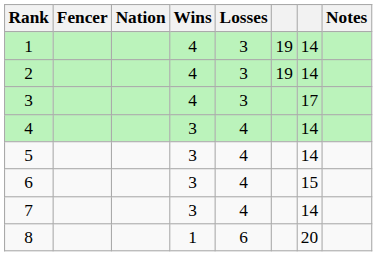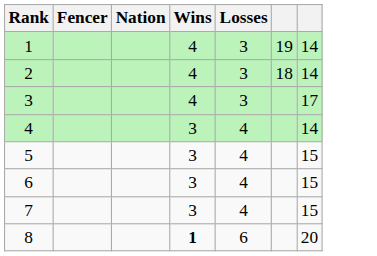- column: (347, 18)
(284, 73) 19 -> (284, 73) 18
(309, 155) 14 -> (309, 155) 15
(309, 210) 14 -> (309, 210) 15
(193, 237) normal -> (193, 237) bold
